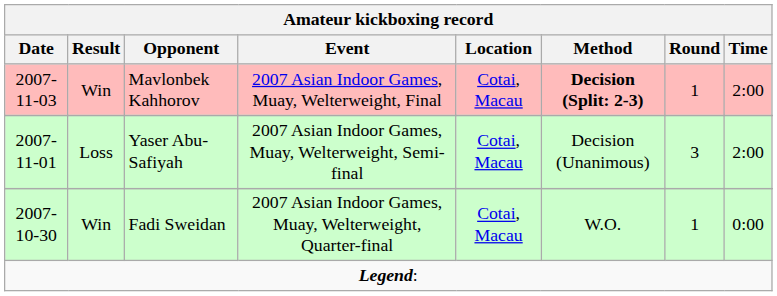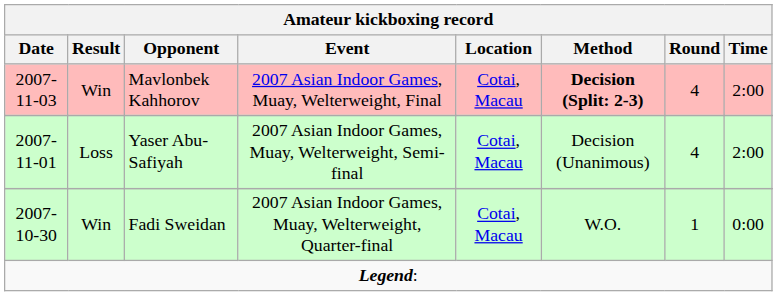(695, 89) 1 -> (695, 89) 4
(695, 151) 3 -> (695, 151) 4
